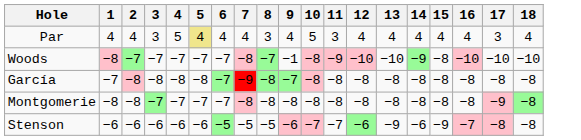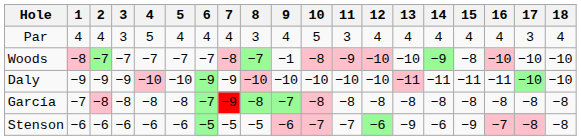(200, 37) khaki background -> (180, 37) no background
+ row: (24, 81)
- row: (52, 103)
